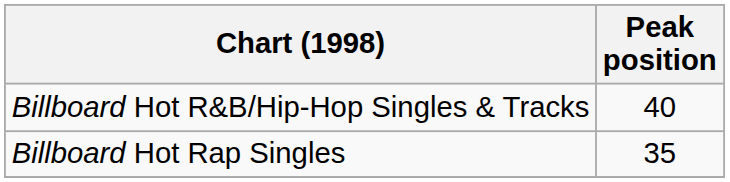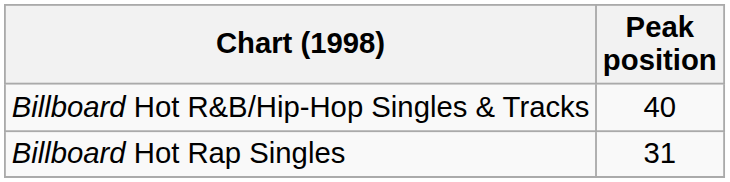(660, 153) 35 -> (660, 153) 31
